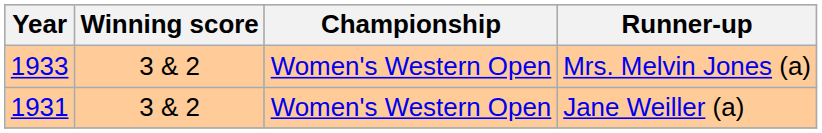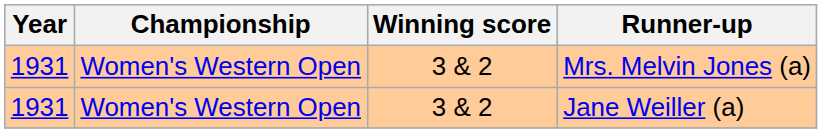columns swapped: (411, 25) <-> (170, 25)
(40, 66) 1933 -> (40, 66) 1931
